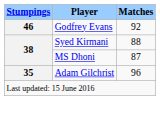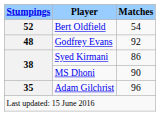+ row: (80, 27)
(28, 27) 46 -> (28, 42) 48
(136, 42) 88 -> (136, 57) 86
(136, 57) 87 -> (136, 73) 90
